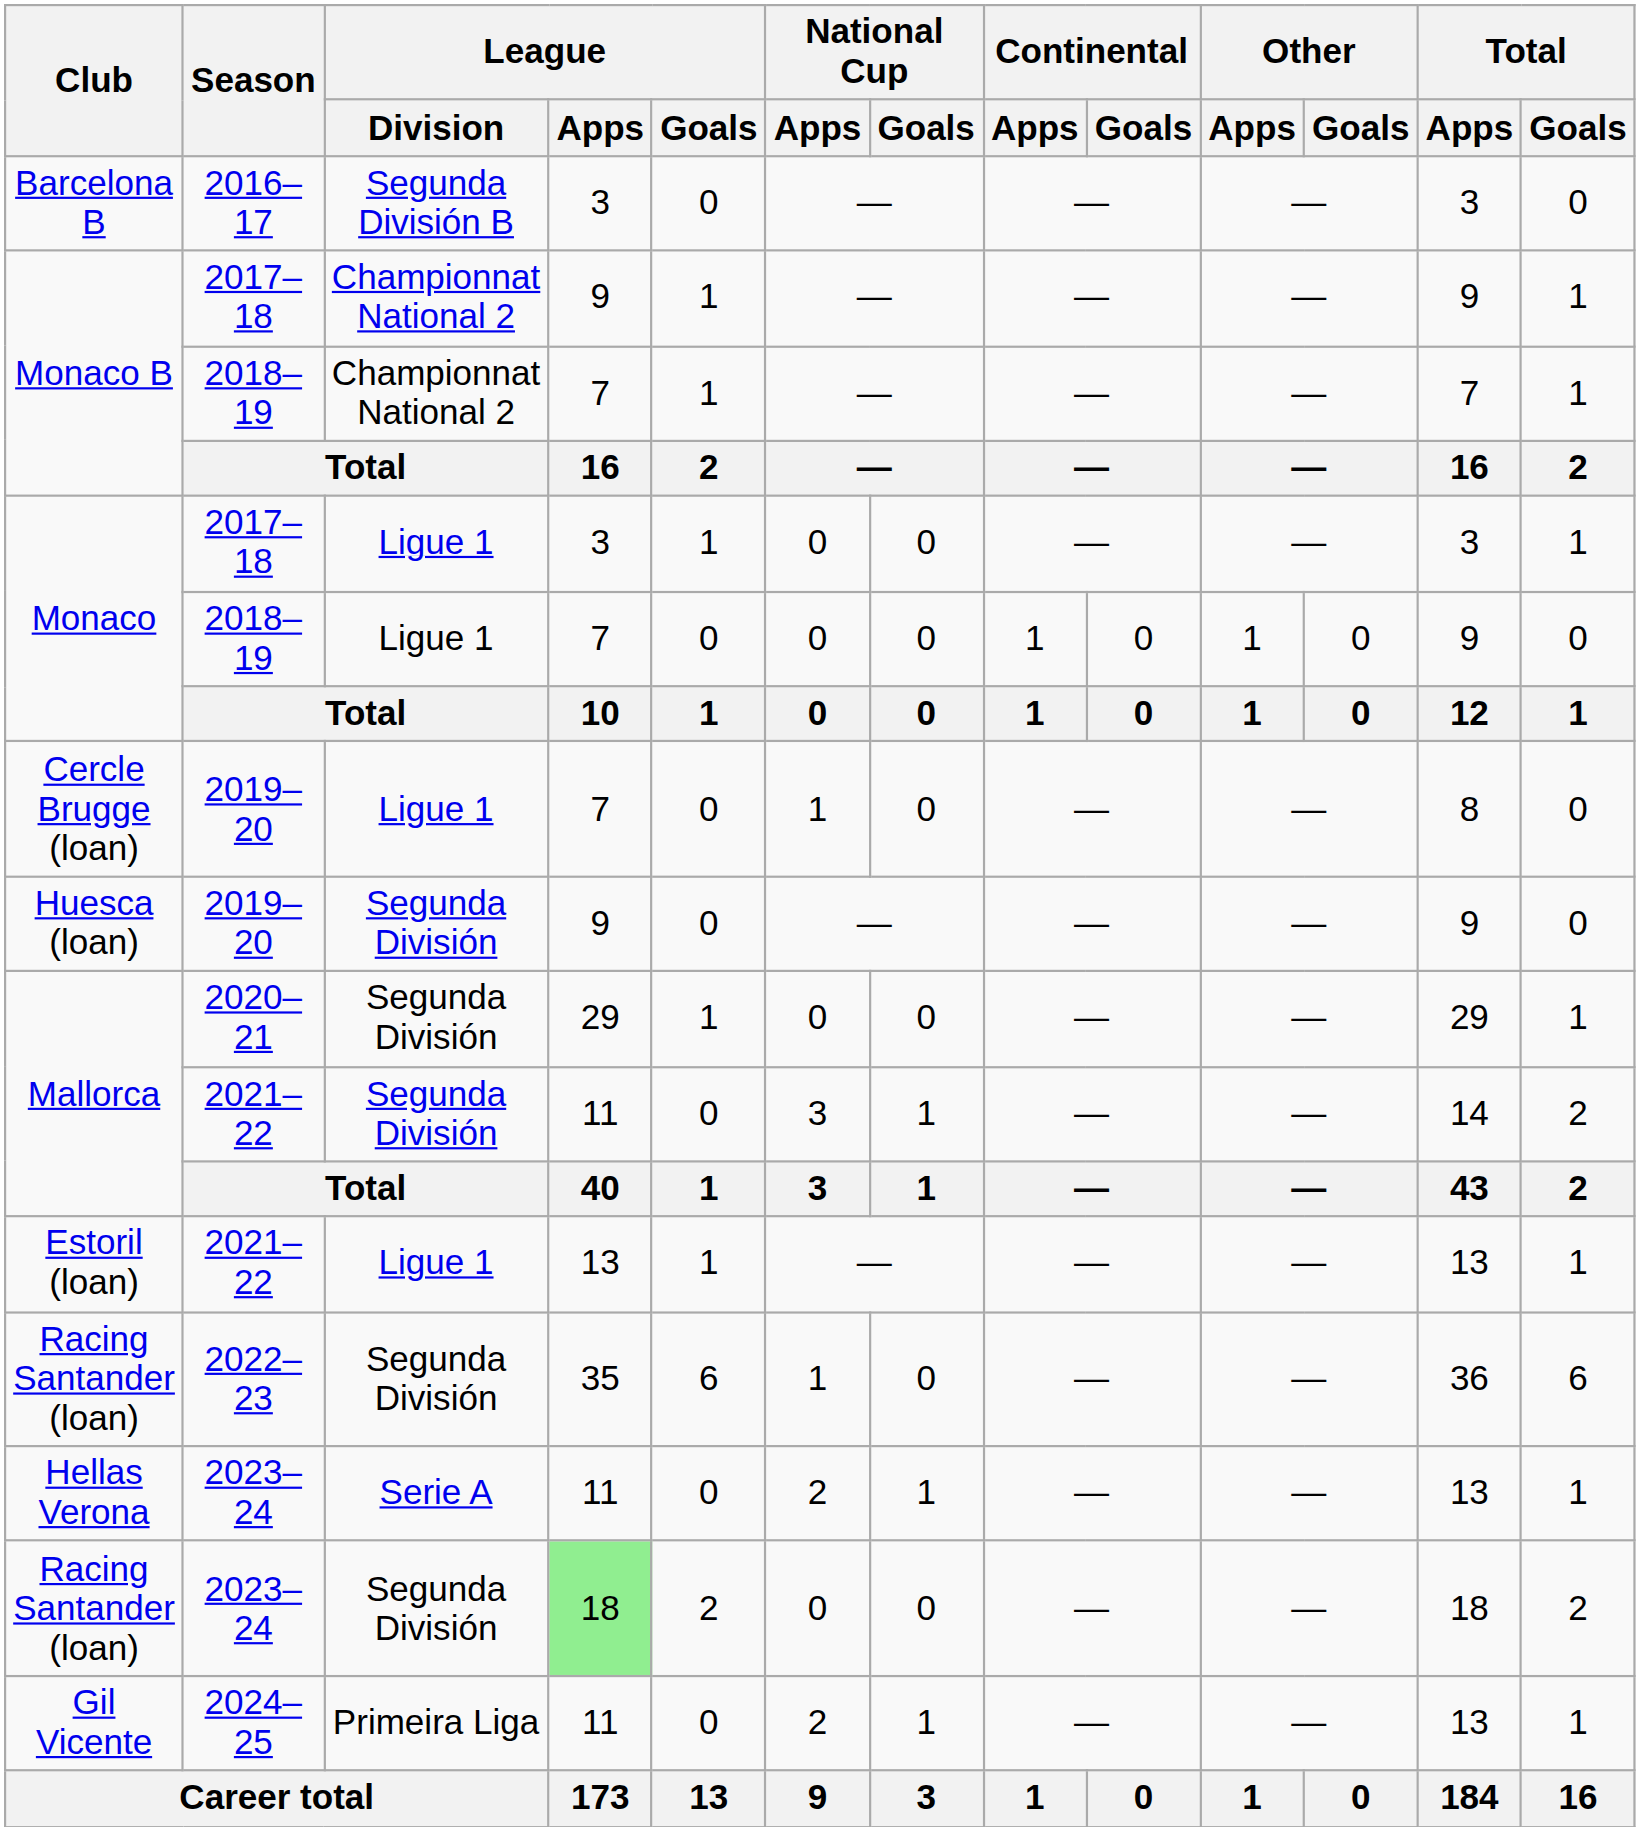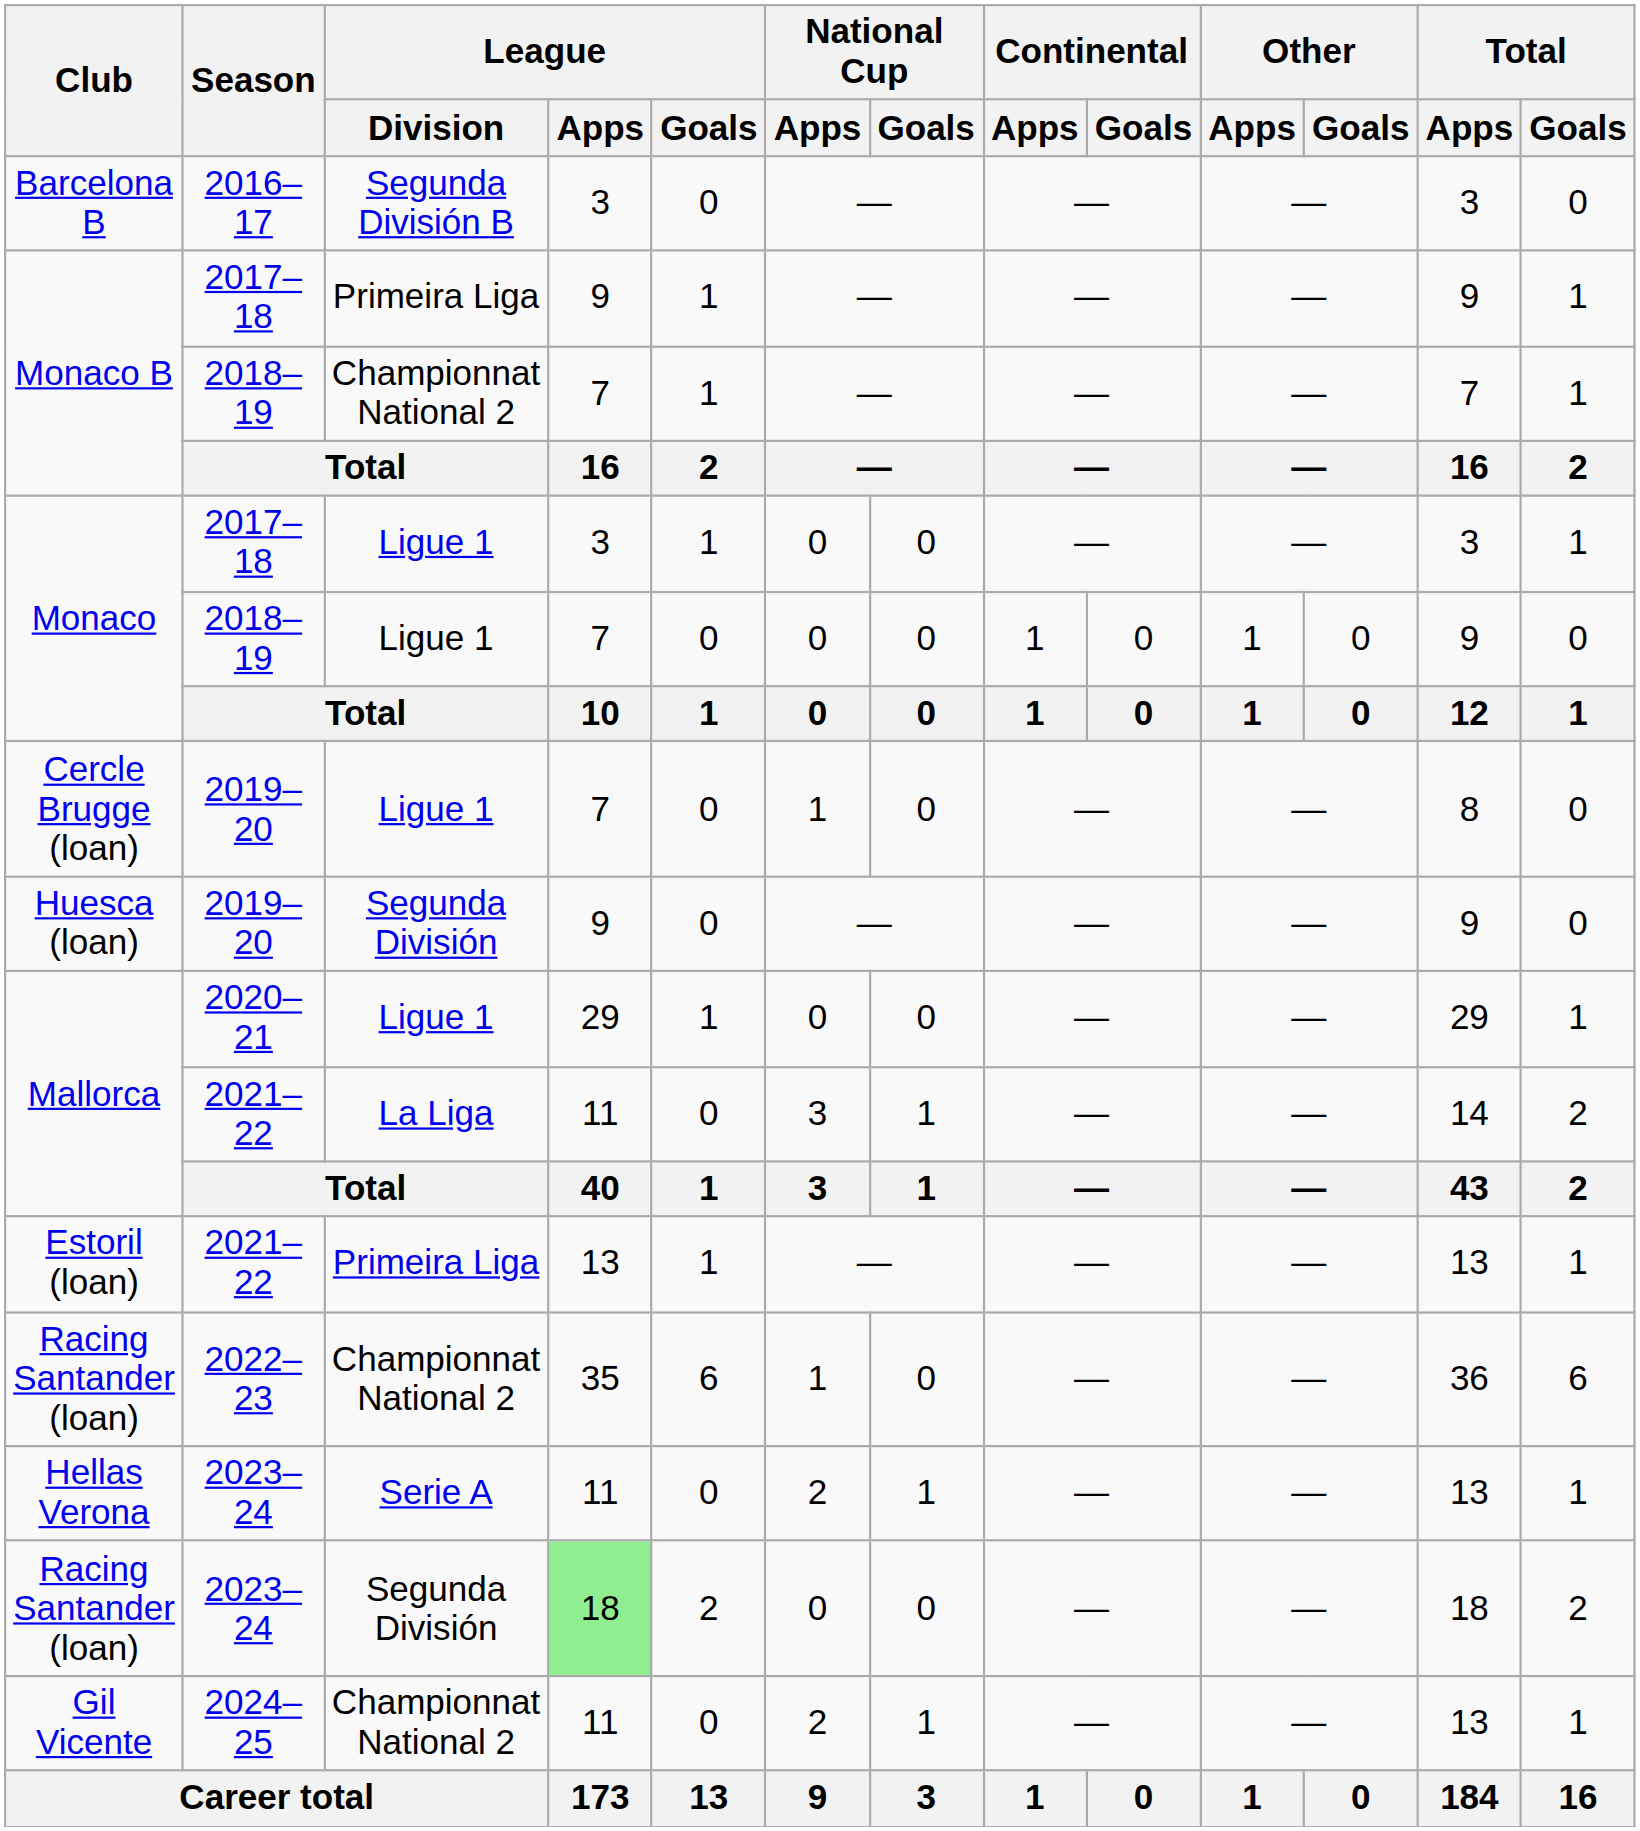(436, 297) Championnat National 2 -> (436, 297) Primeira Liga
(436, 1018) Segunda División -> (436, 1018) Ligue 1
(436, 1113) Segunda División -> (436, 1113) La Liga
(436, 1263) Ligue 1 -> (436, 1263) Primeira Liga
(436, 1378) Segunda División -> (436, 1378) Championnat National 2
(436, 1722) Primeira Liga -> (436, 1722) Championnat National 2
